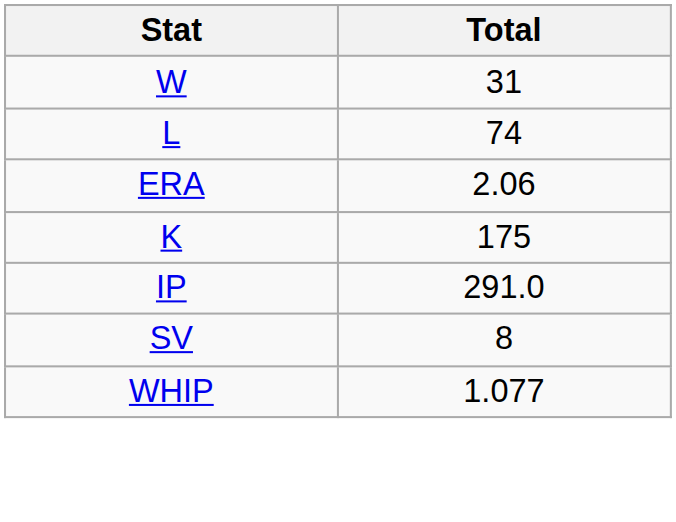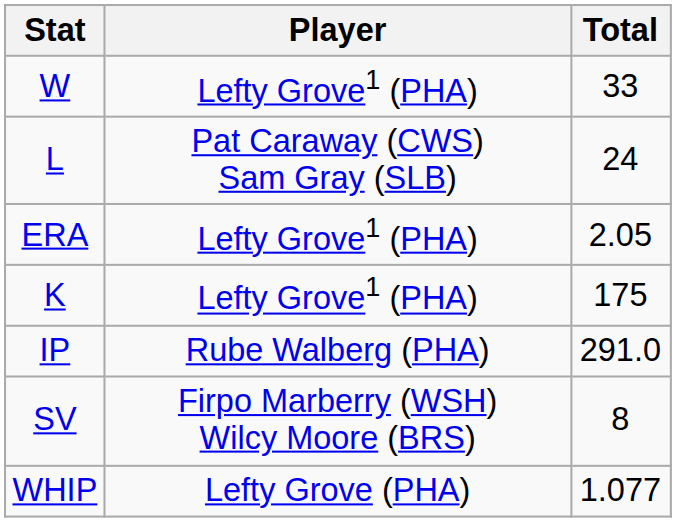+ column: (338, 30)
(504, 81) 31 -> (620, 86) 33
(504, 133) 74 -> (620, 160) 24
(504, 184) 2.06 -> (620, 234) 2.05
